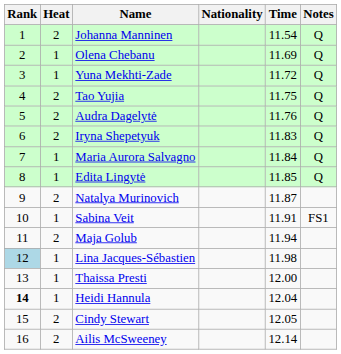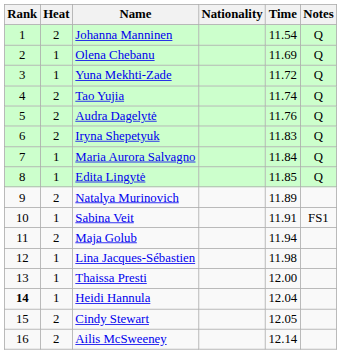(283, 95) 11.75 -> (283, 95) 11.74
(283, 197) 11.87 -> (283, 197) 11.89
(22, 258) lightblue background -> (22, 258) no background
